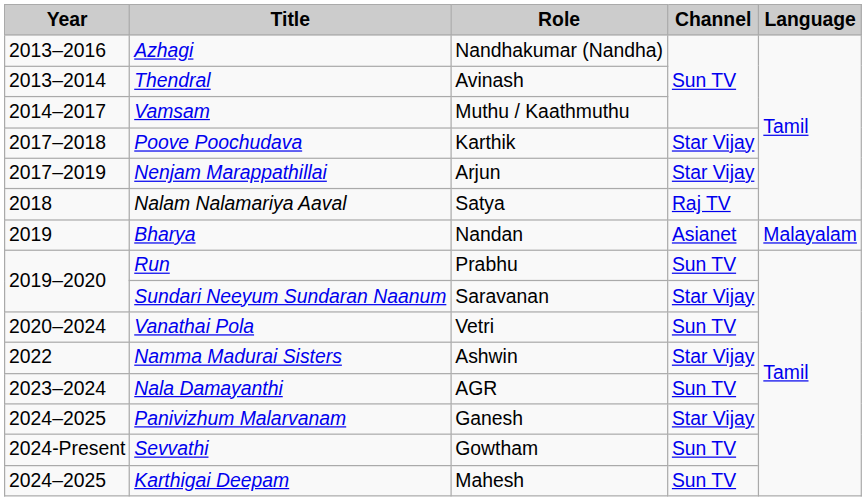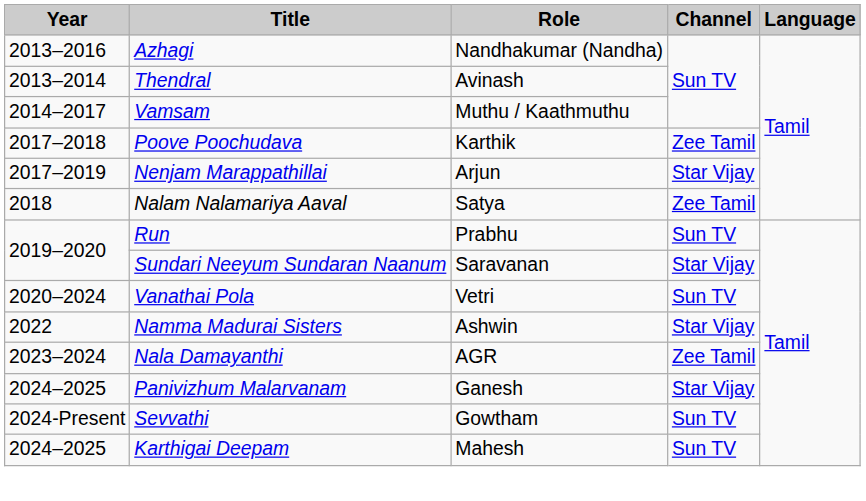(713, 142) Star Vijay -> (714, 142) Zee Tamil
(701, 204) Raj TV -> (714, 204) Zee Tamil
- row: (165, 234)
(704, 388) Sun TV -> (714, 357) Zee Tamil
